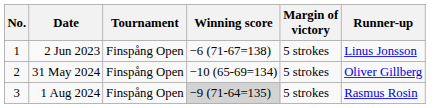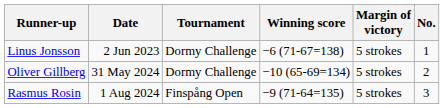columns swapped: (17, 22) <-> (383, 22)
(145, 51) Finspång Open -> (211, 51) Dormy Challenge
(145, 72) Finspång Open -> (211, 72) Dormy Challenge
(230, 93) lightgrey background -> (303, 93) no background
